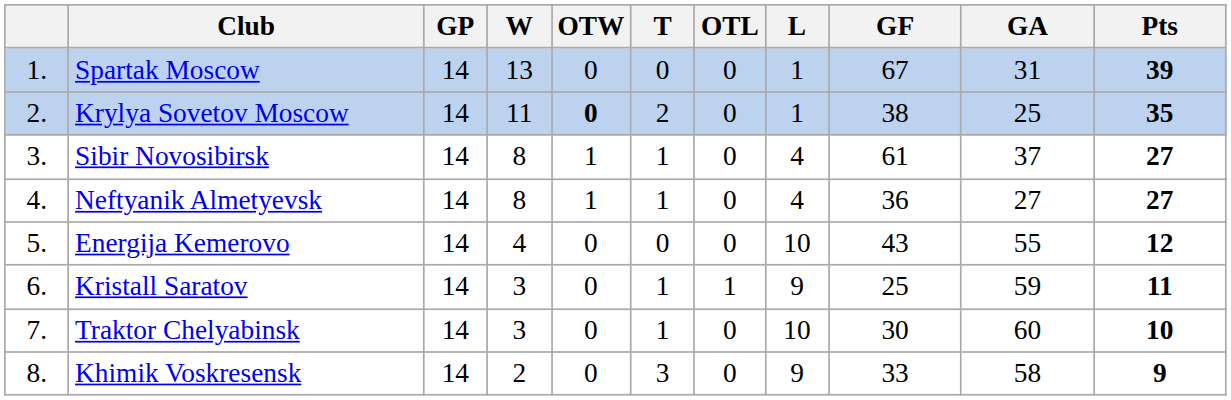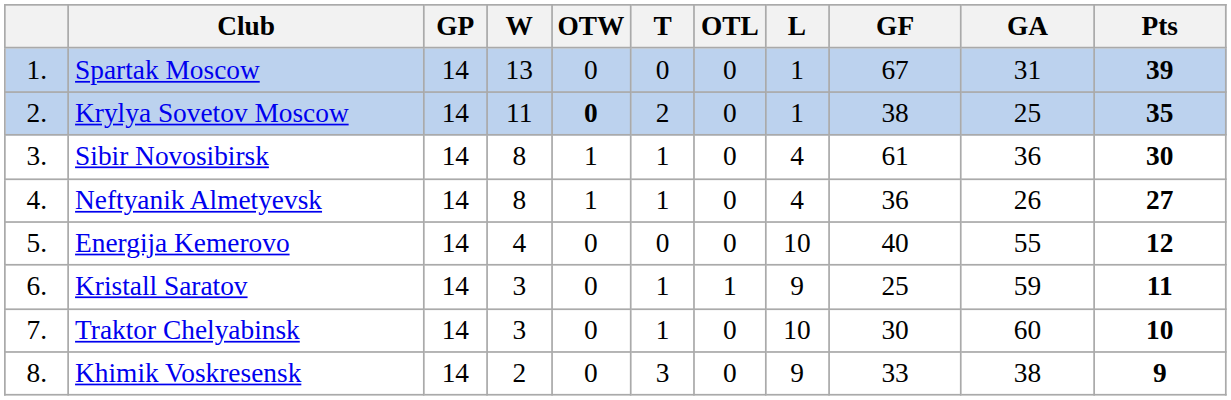(1027, 156) 37 -> (1027, 156) 36
(1160, 156) 27 -> (1160, 156) 30
(1027, 199) 27 -> (1027, 199) 26
(895, 243) 43 -> (895, 243) 40
(1027, 373) 58 -> (1027, 373) 38
